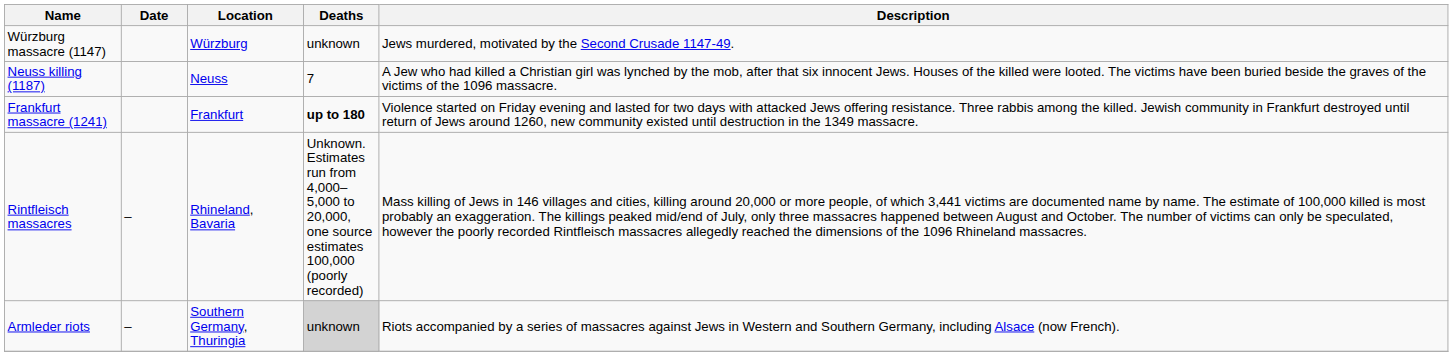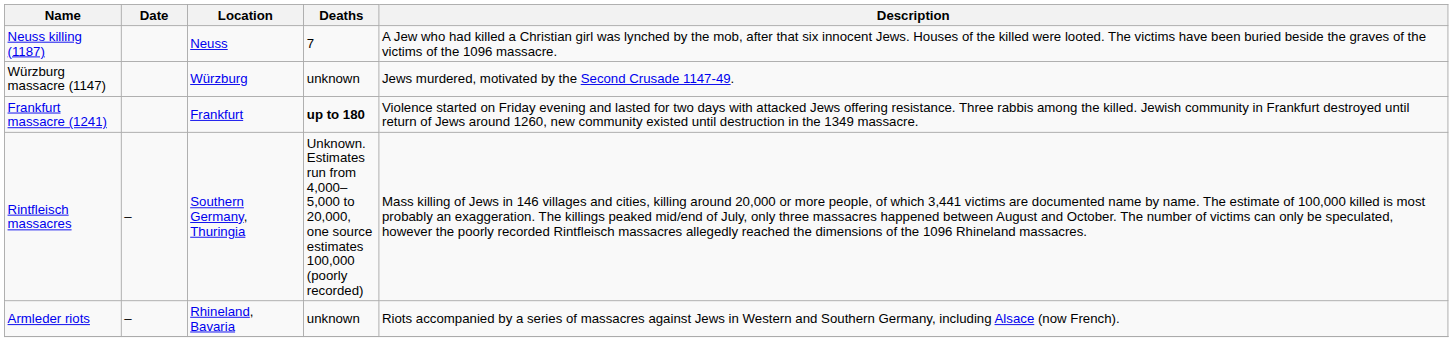rows swapped: (57, 44) <-> (45, 79)
(222, 217) Rhineland, Bavaria -> (219, 217) Southern Germany, Thuringia
(219, 326) Southern Germany, Thuringia -> (222, 319) Rhineland, Bavaria
(333, 326) lightgrey background -> (333, 319) no background
